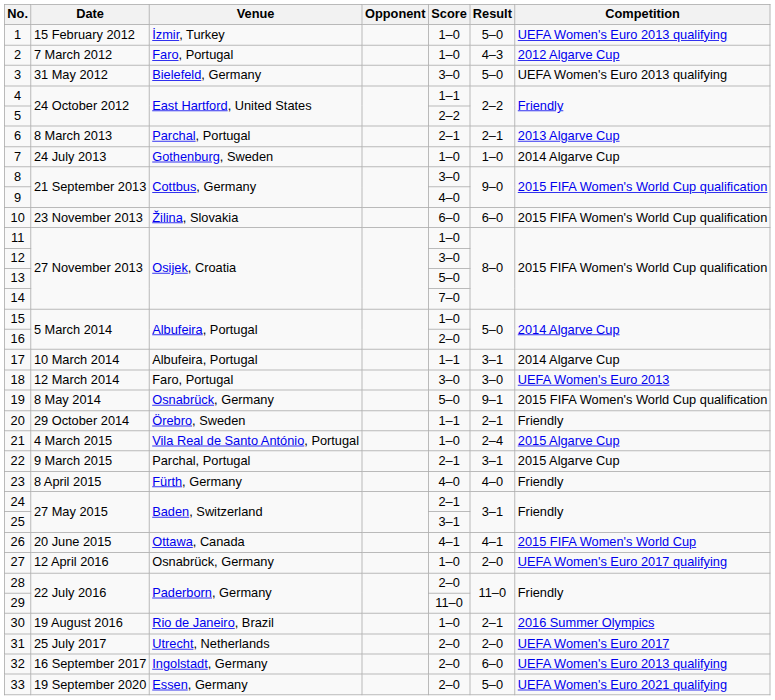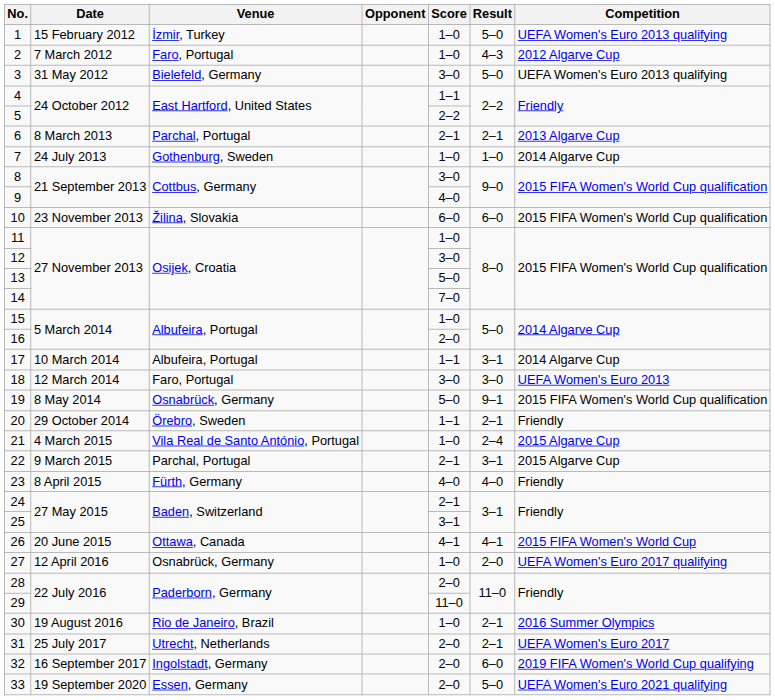(492, 643) 2–0 -> (492, 643) 2–1
(622, 664) UEFA Women's Euro 2013 qualifying -> (636, 664) 2019 FIFA Women's World Cup qualifying
